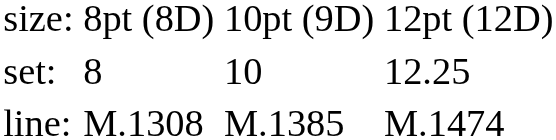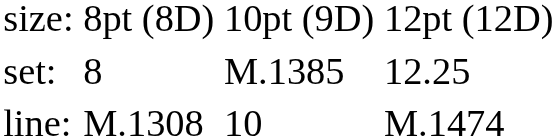(243, 70) 10 -> (284, 70) M.1385
(284, 123) M.1385 -> (243, 123) 10
